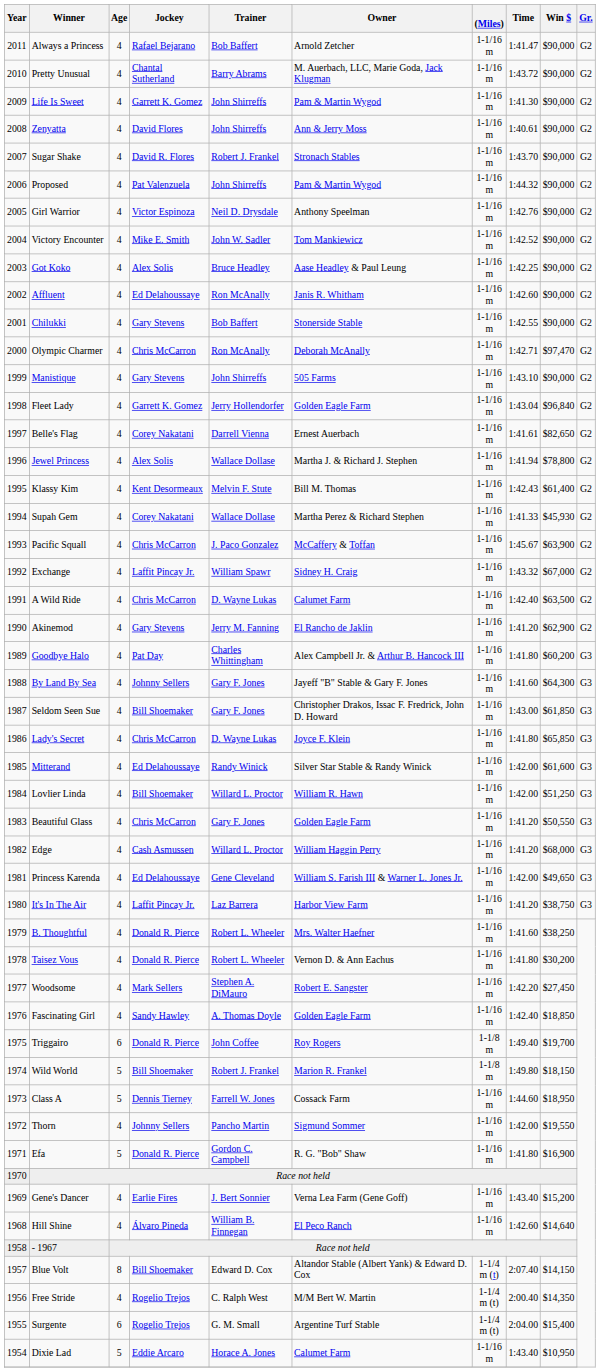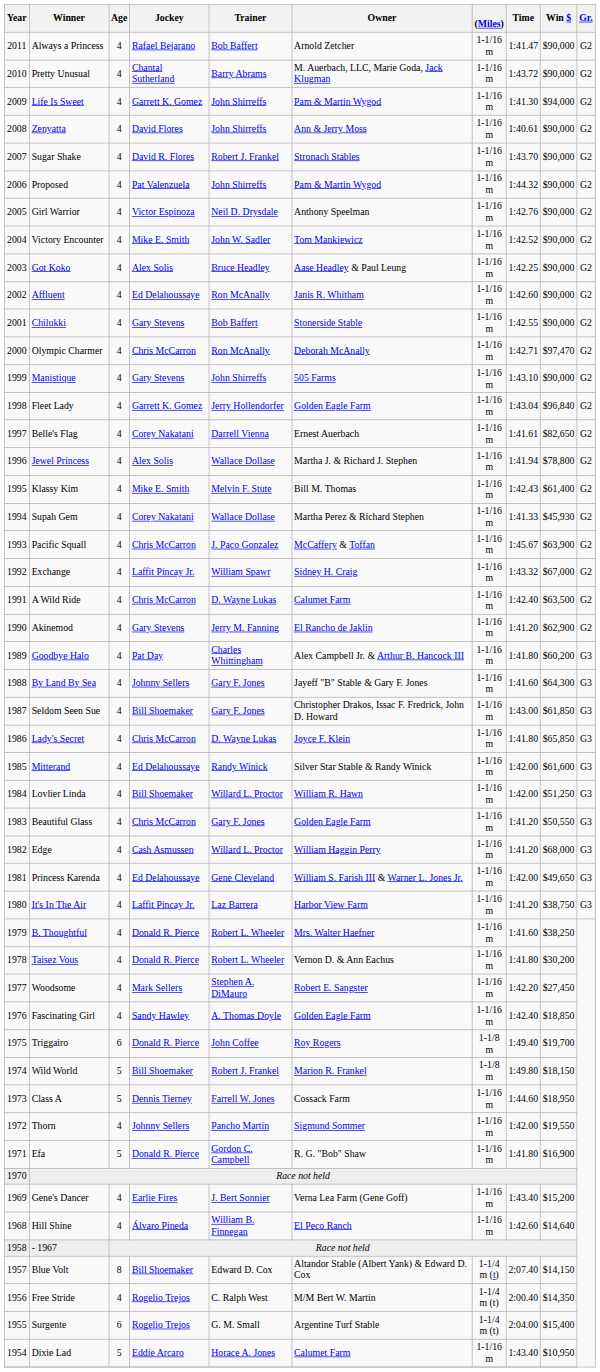(559, 101) $90,000 -> (559, 101) $94,000
(167, 489) Kent Desormeaux -> (161, 489) Mike E. Smith
